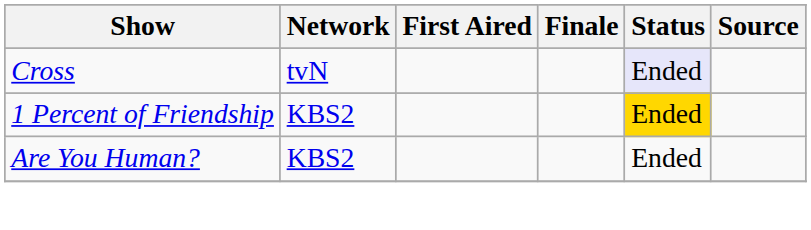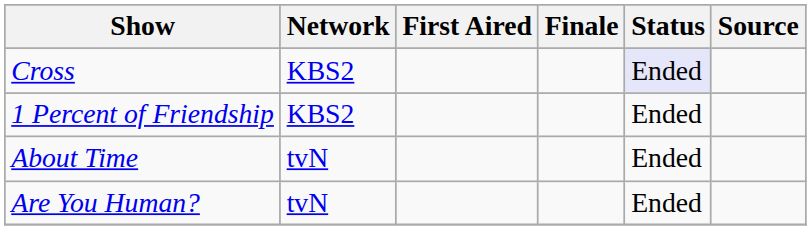(307, 70) tvN -> (321, 70) KBS2
(667, 114) gold background -> (667, 114) no background
+ row: (75, 158)
(321, 158) KBS2 -> (307, 202) tvN
